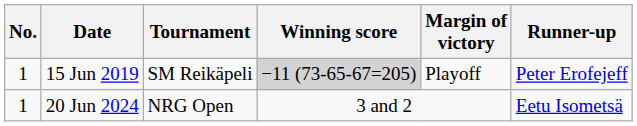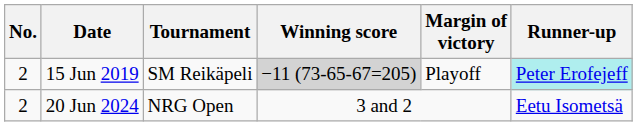(23, 74) 1 -> (23, 74) 2
(572, 74) no background -> (572, 74) paleturquoise background
(23, 105) 1 -> (23, 105) 2
